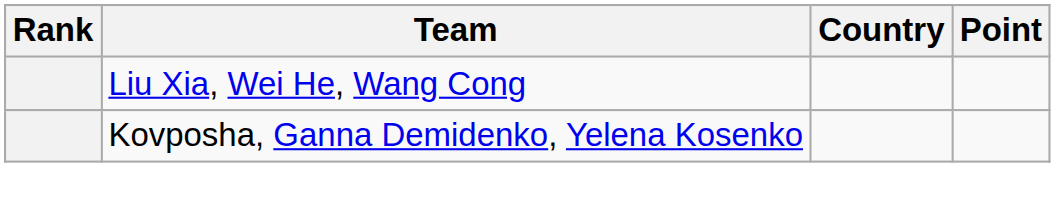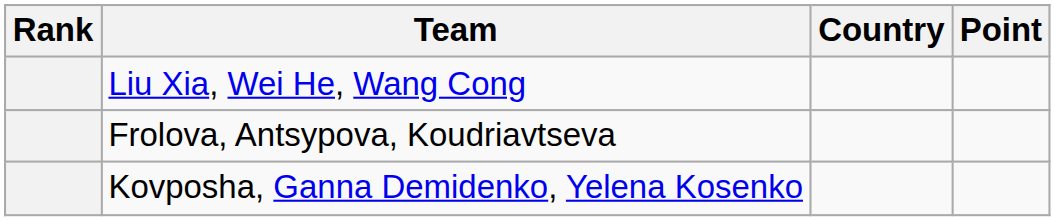+ row: (362, 135)
